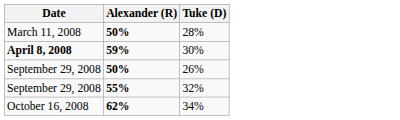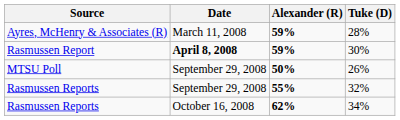+ column: (87, 13)
(118, 32) 50% -> (283, 32) 59%
